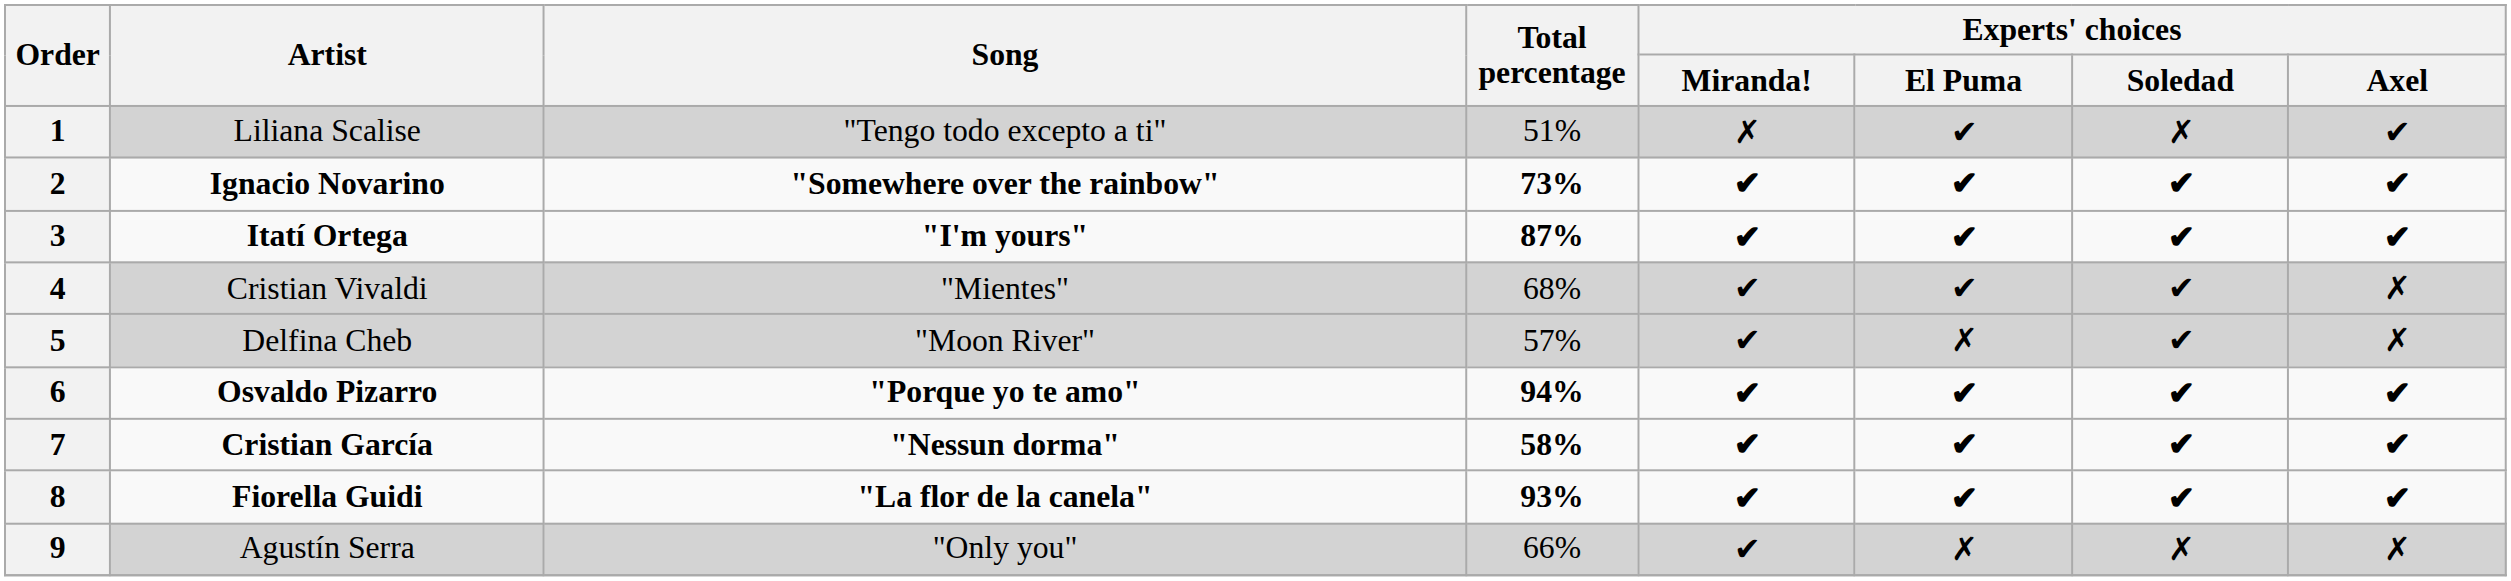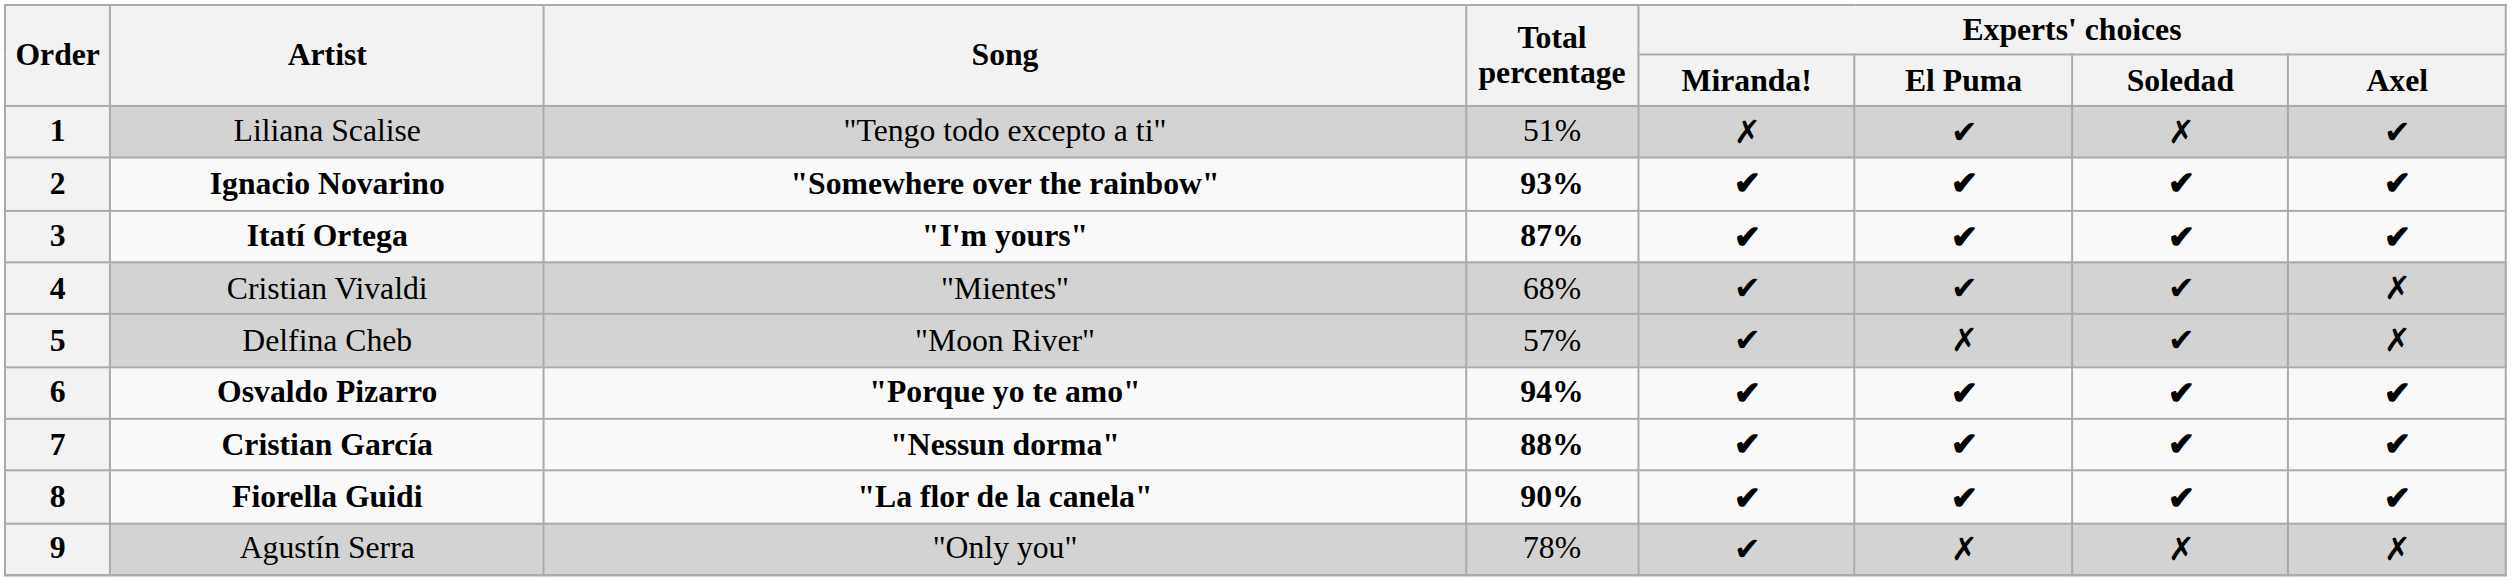(1552, 183) 73% -> (1552, 183) 93%
(1552, 444) 58% -> (1552, 444) 88%
(1552, 496) 93% -> (1552, 496) 90%
(1552, 548) 66% -> (1552, 548) 78%
